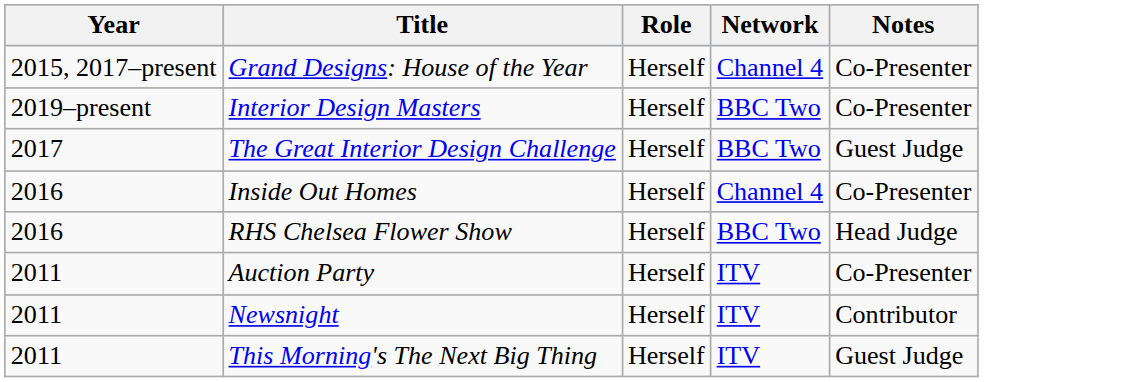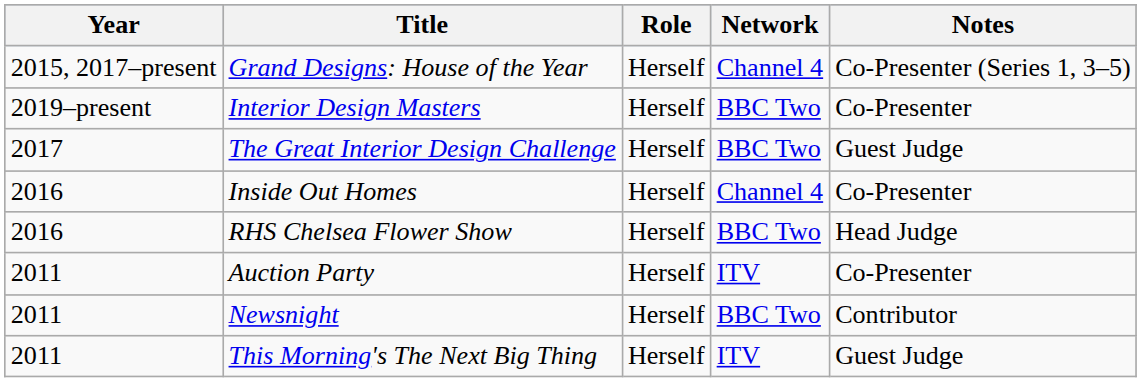(903, 66) Co-Presenter -> (983, 66) Co-Presenter (Series 1, 3–5)
(738, 314) ITV -> (769, 314) BBC Two
